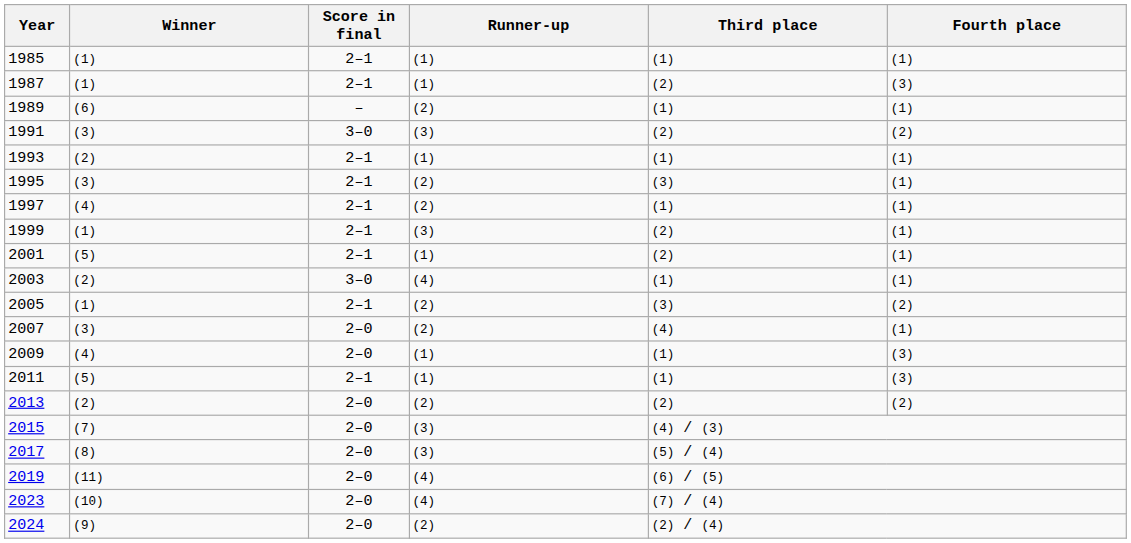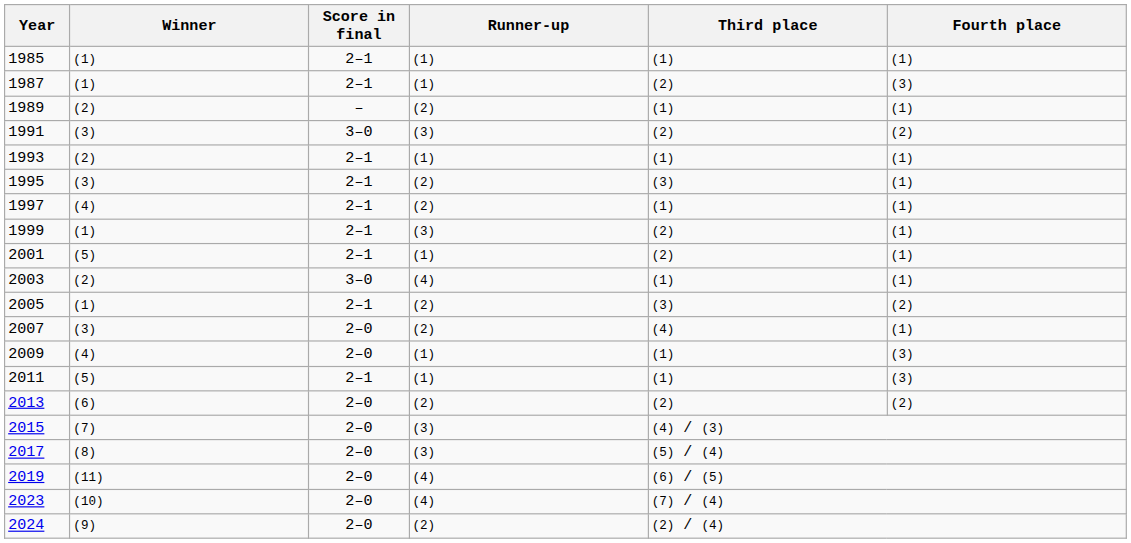(85, 109) (6) -> (85, 109) (2)
(85, 404) (2) -> (85, 404) (6)
